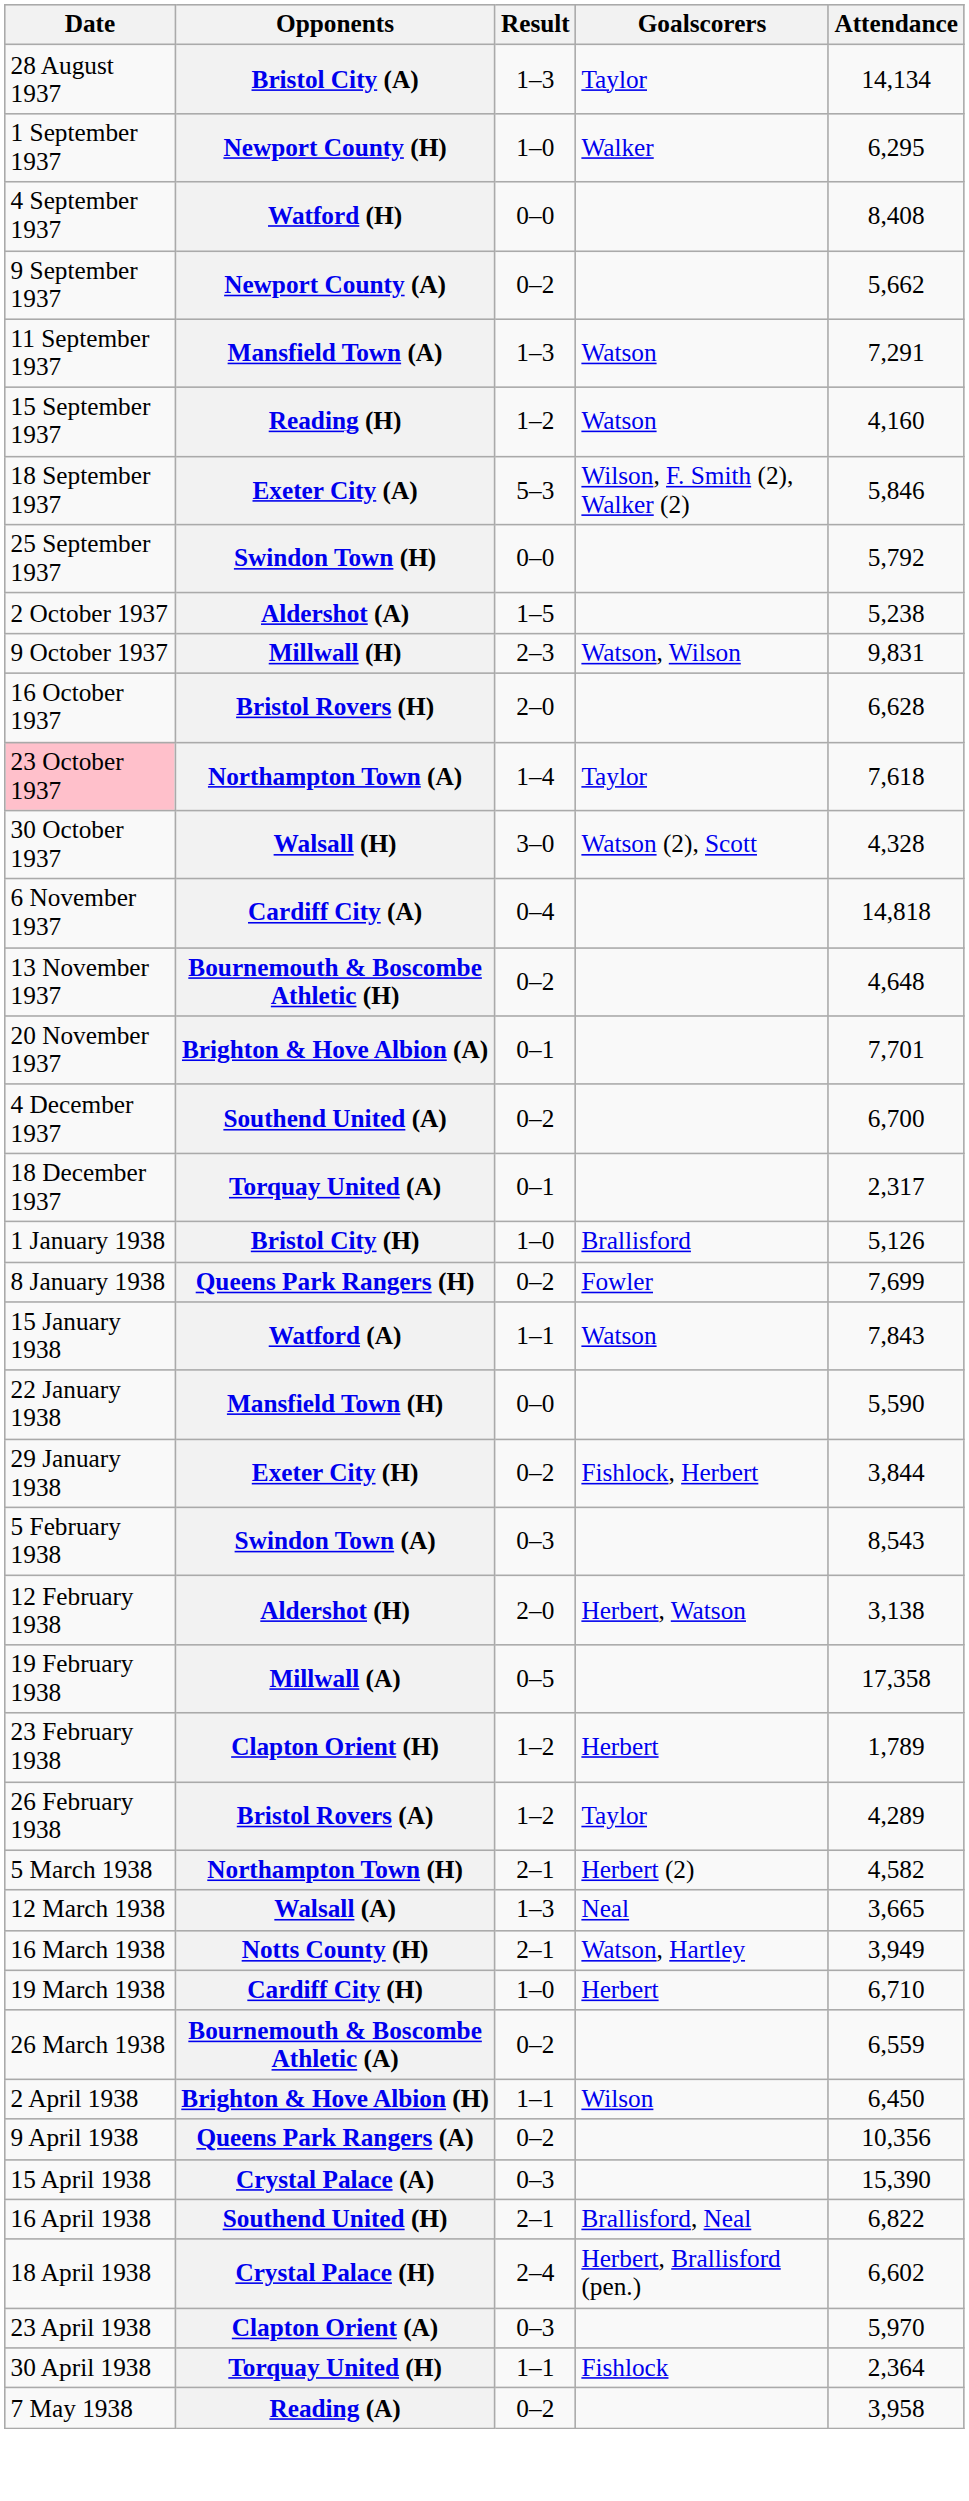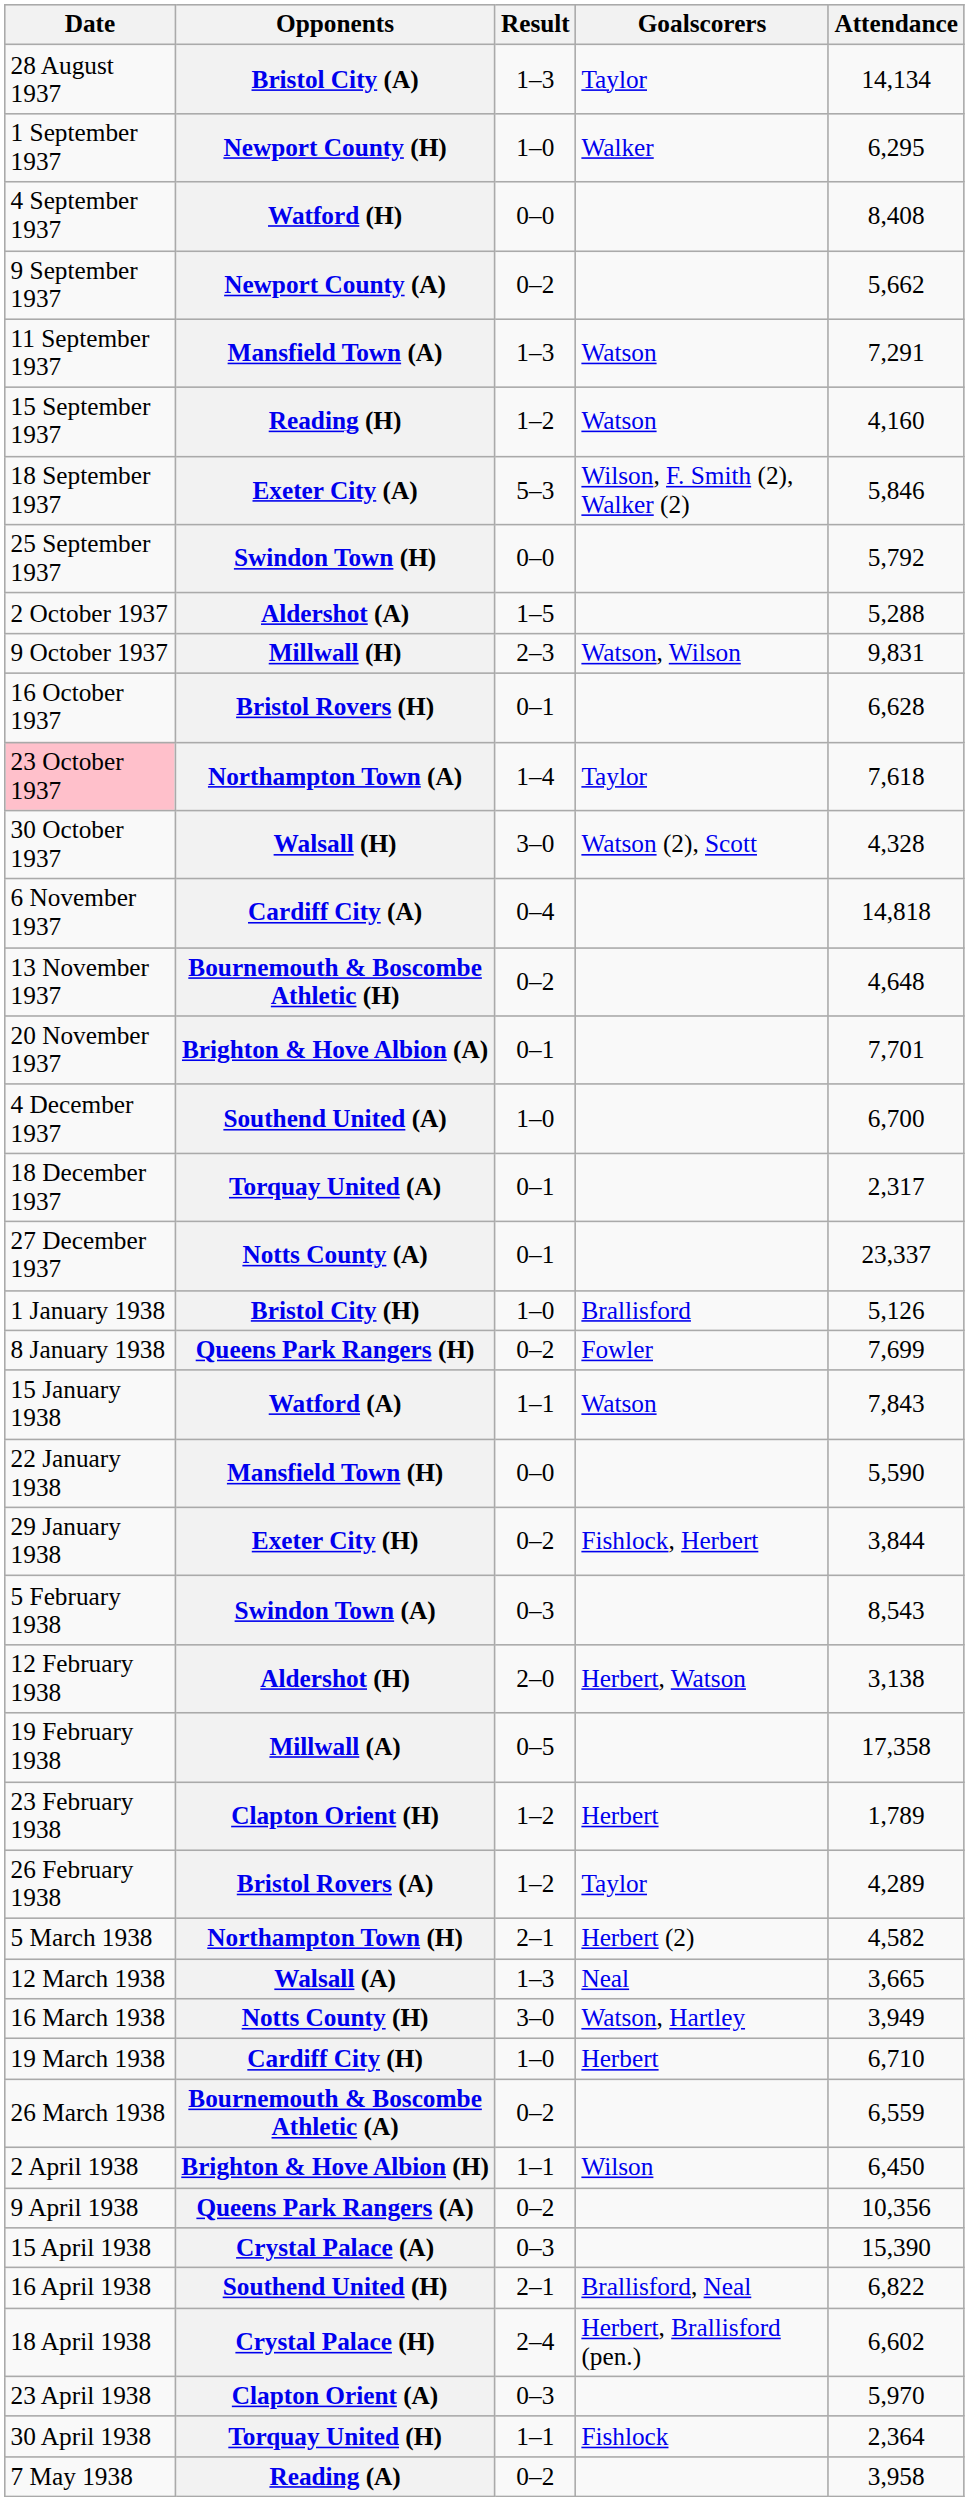(896, 612) 5,238 -> (896, 612) 5,288
(535, 707) 2–0 -> (535, 707) 0–1
(535, 1118) 0–2 -> (535, 1118) 1–0
+ row: (335, 1255)
(535, 1949) 2–1 -> (535, 2018) 3–0
